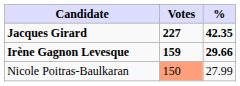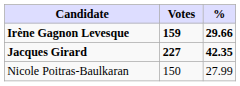rows swapped: (47, 33) <-> (68, 52)
(172, 71) lightsalmon background -> (172, 71) no background
